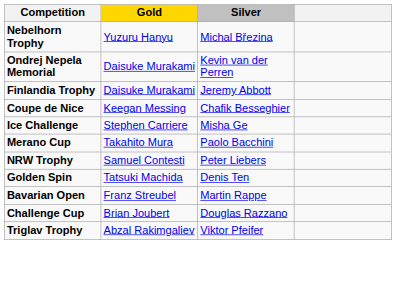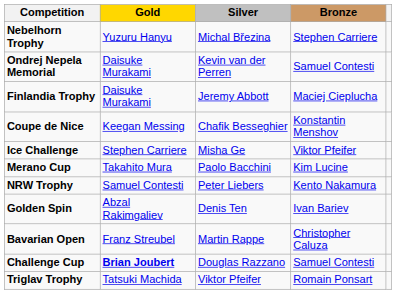+ column: (338, 13)
(143, 178) Tatsuki Machida -> (133, 209) Abzal Rakimgaliev
(136, 213) normal -> (138, 262) bold
(149, 230) Abzal Rakimgaliev -> (142, 280) Tatsuki Machida
